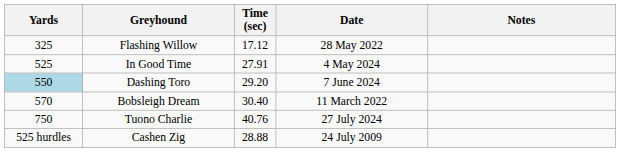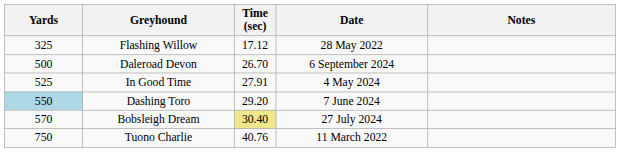+ row: (158, 63)
(255, 100) no background -> (255, 119) khaki background
(352, 100) 11 March 2022 -> (352, 119) 27 July 2024
(352, 119) 27 July 2024 -> (352, 138) 11 March 2022
- row: (158, 138)
